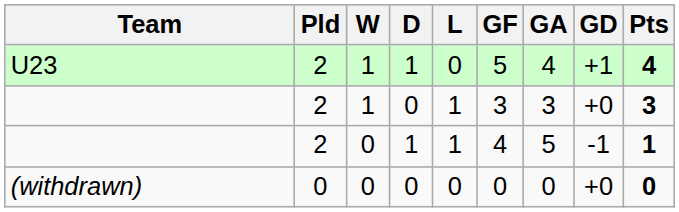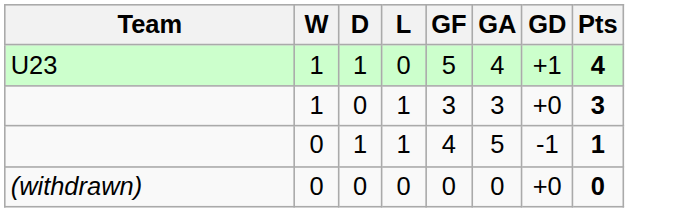- column: (320, 24)
